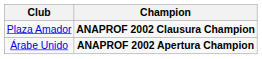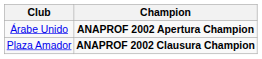rows swapped: (39, 45) <-> (39, 29)
